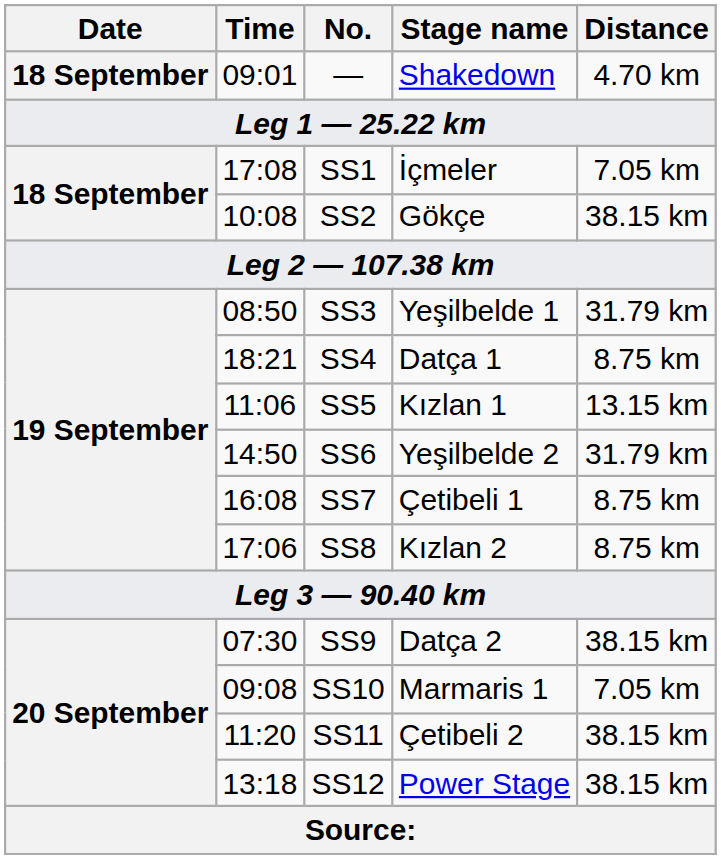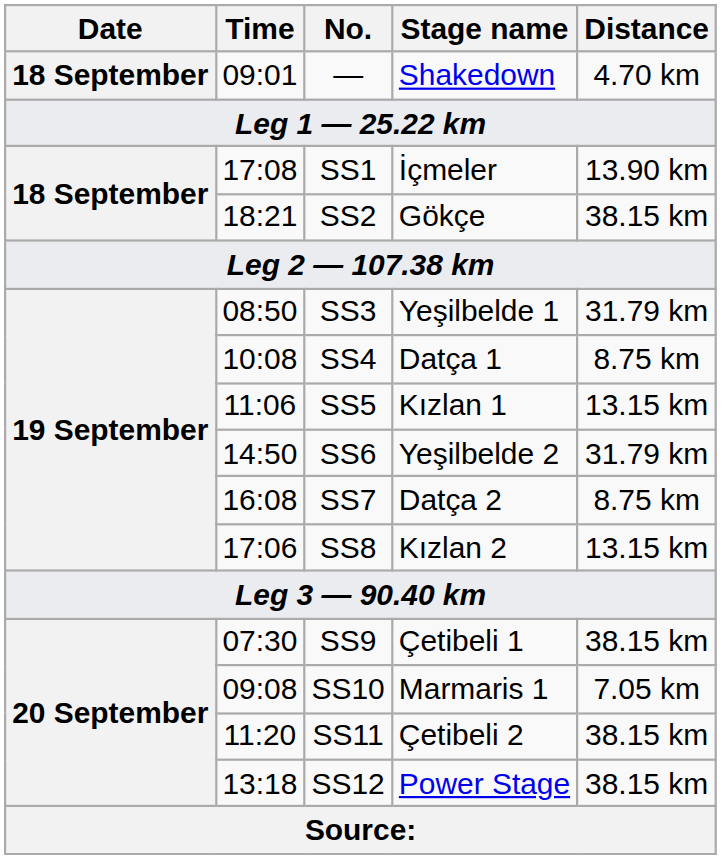(647, 170) 7.05 km -> (647, 170) 13.90 km
(260, 217) 10:08 -> (260, 217) 18:21
(260, 358) 18:21 -> (260, 358) 10:08
(461, 500) Çetibeli 1 -> (450, 500) Datça 2
(647, 547) 8.75 km -> (647, 547) 13.15 km
(450, 641) Datça 2 -> (461, 641) Çetibeli 1
